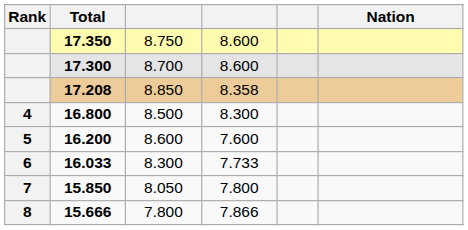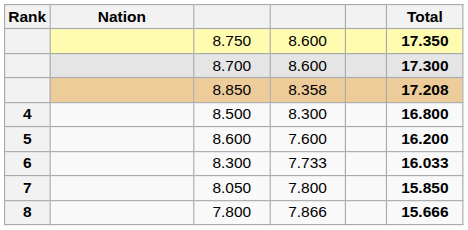columns swapped: (391, 16) <-> (88, 16)
